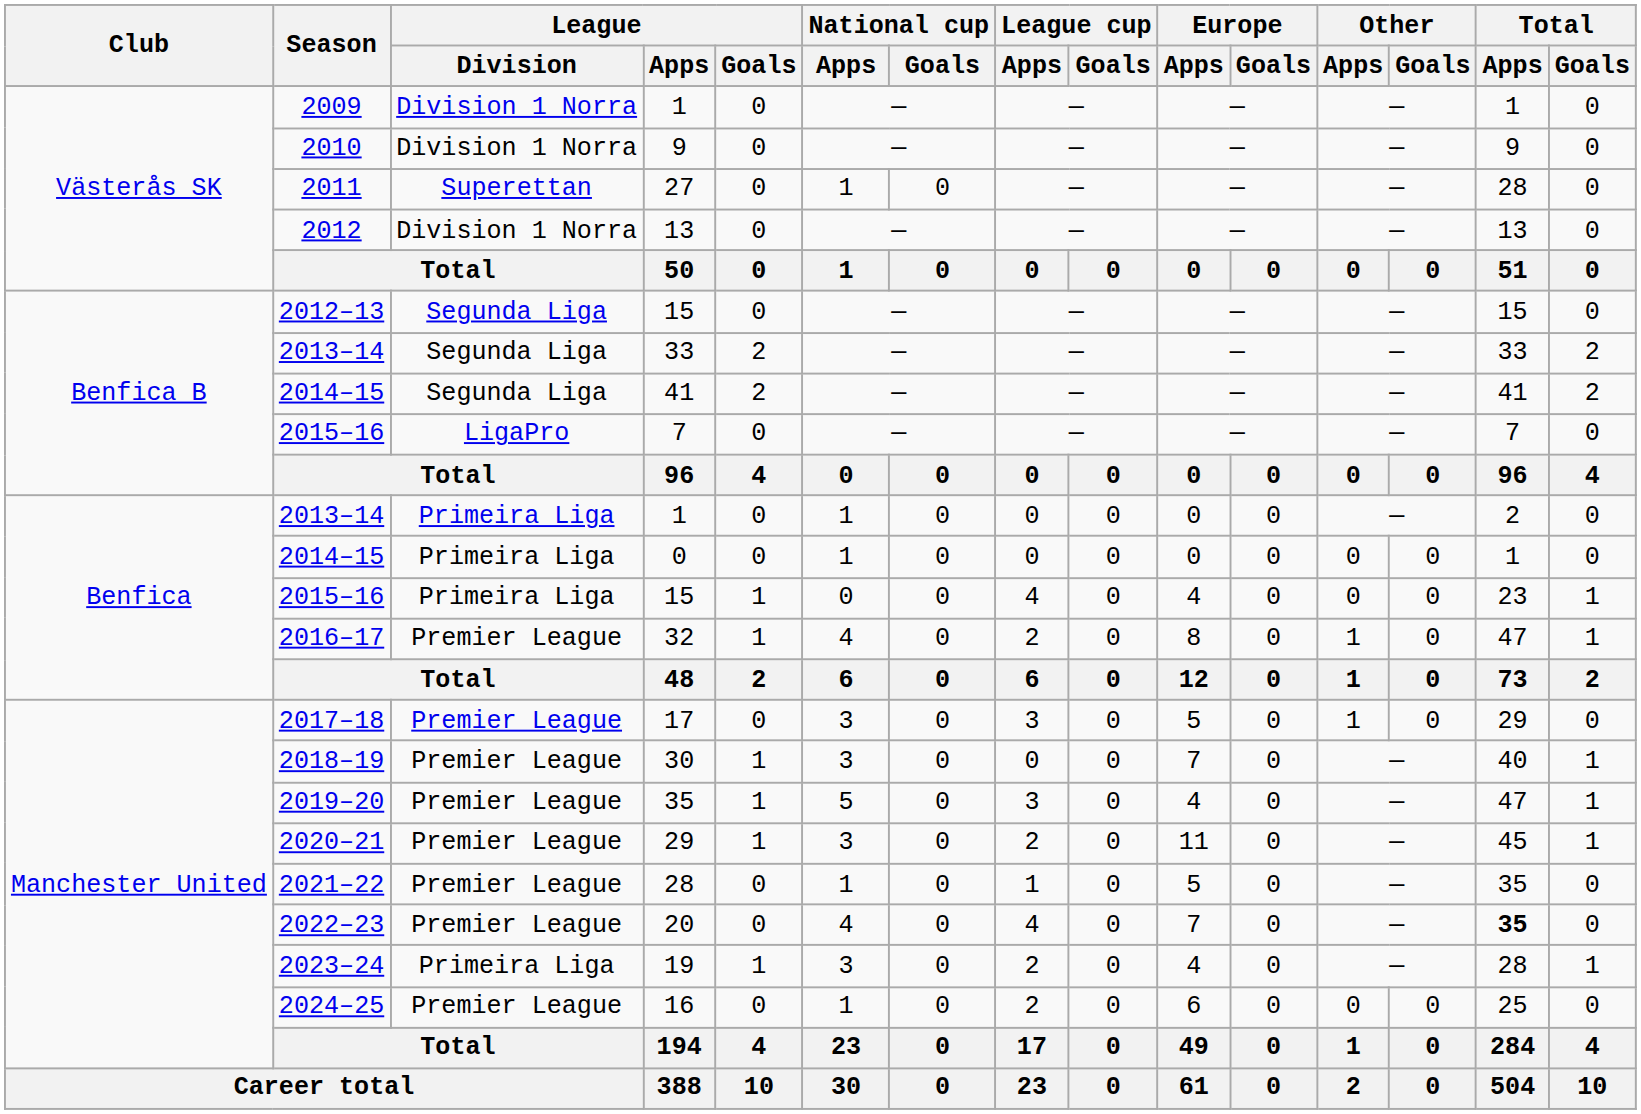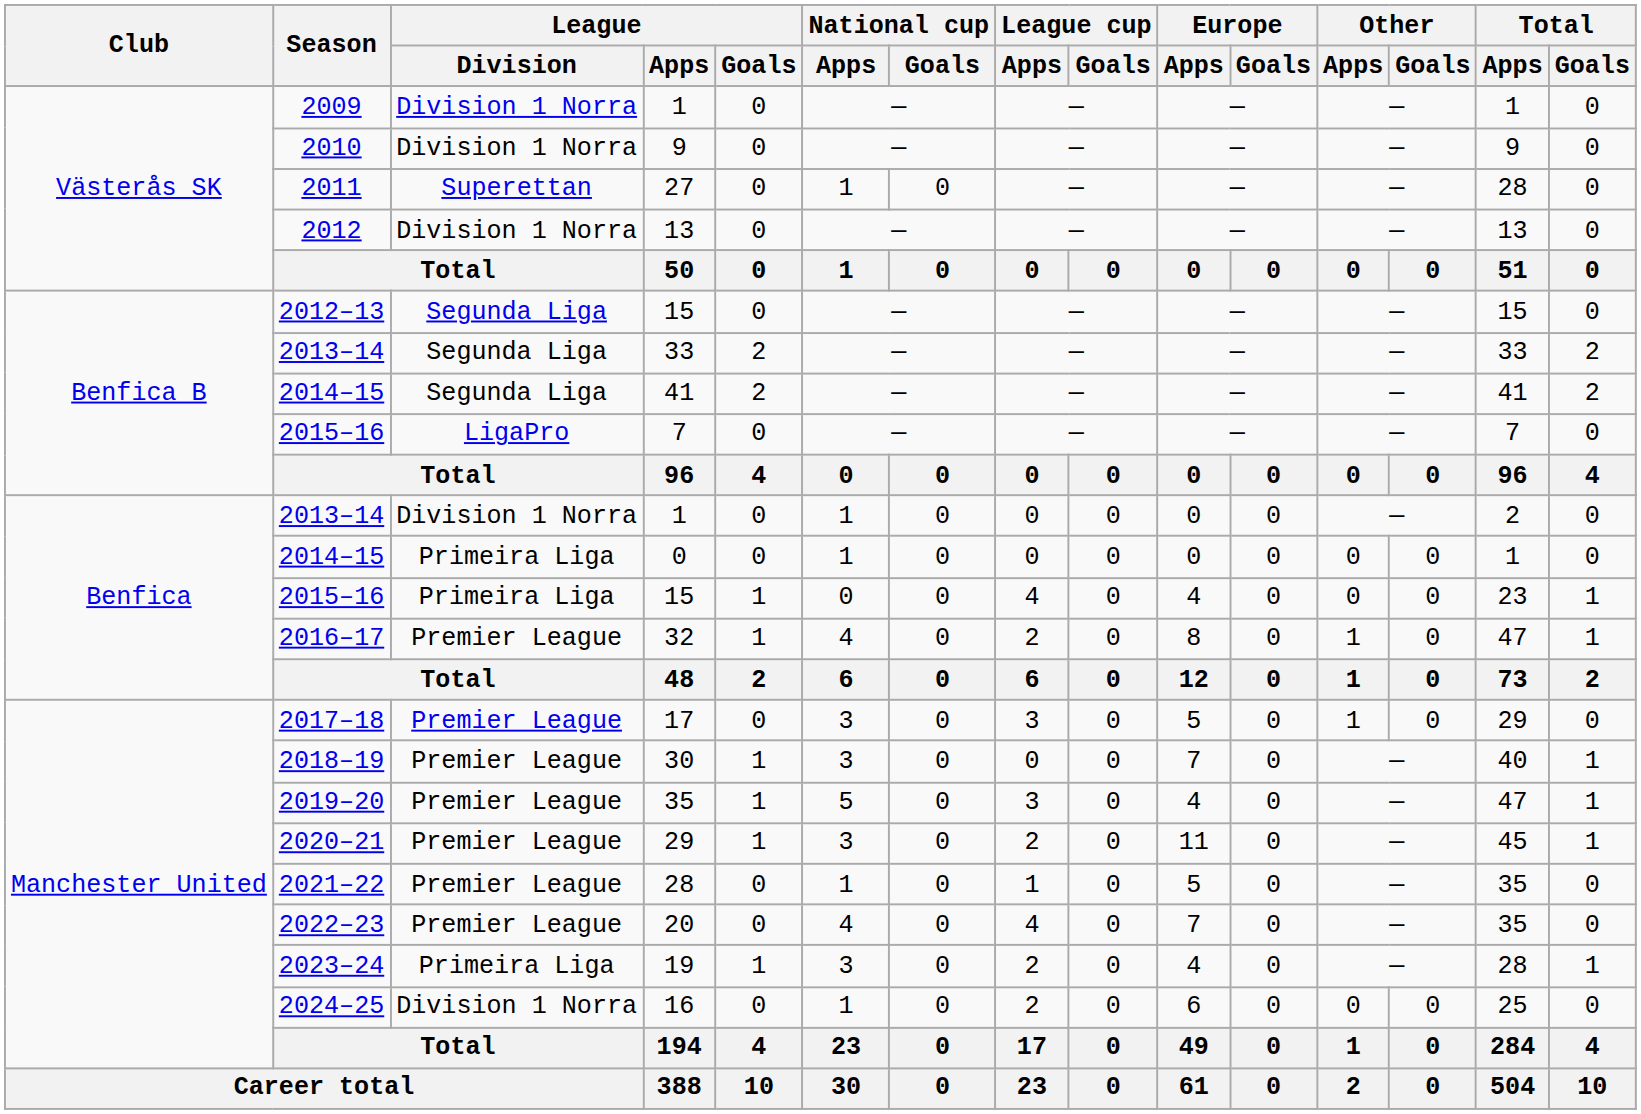(517, 516) Primeira Liga -> (517, 516) Division 1 Norra
(1513, 925) bold -> (1513, 925) normal
(517, 1007) Premier League -> (517, 1007) Division 1 Norra
